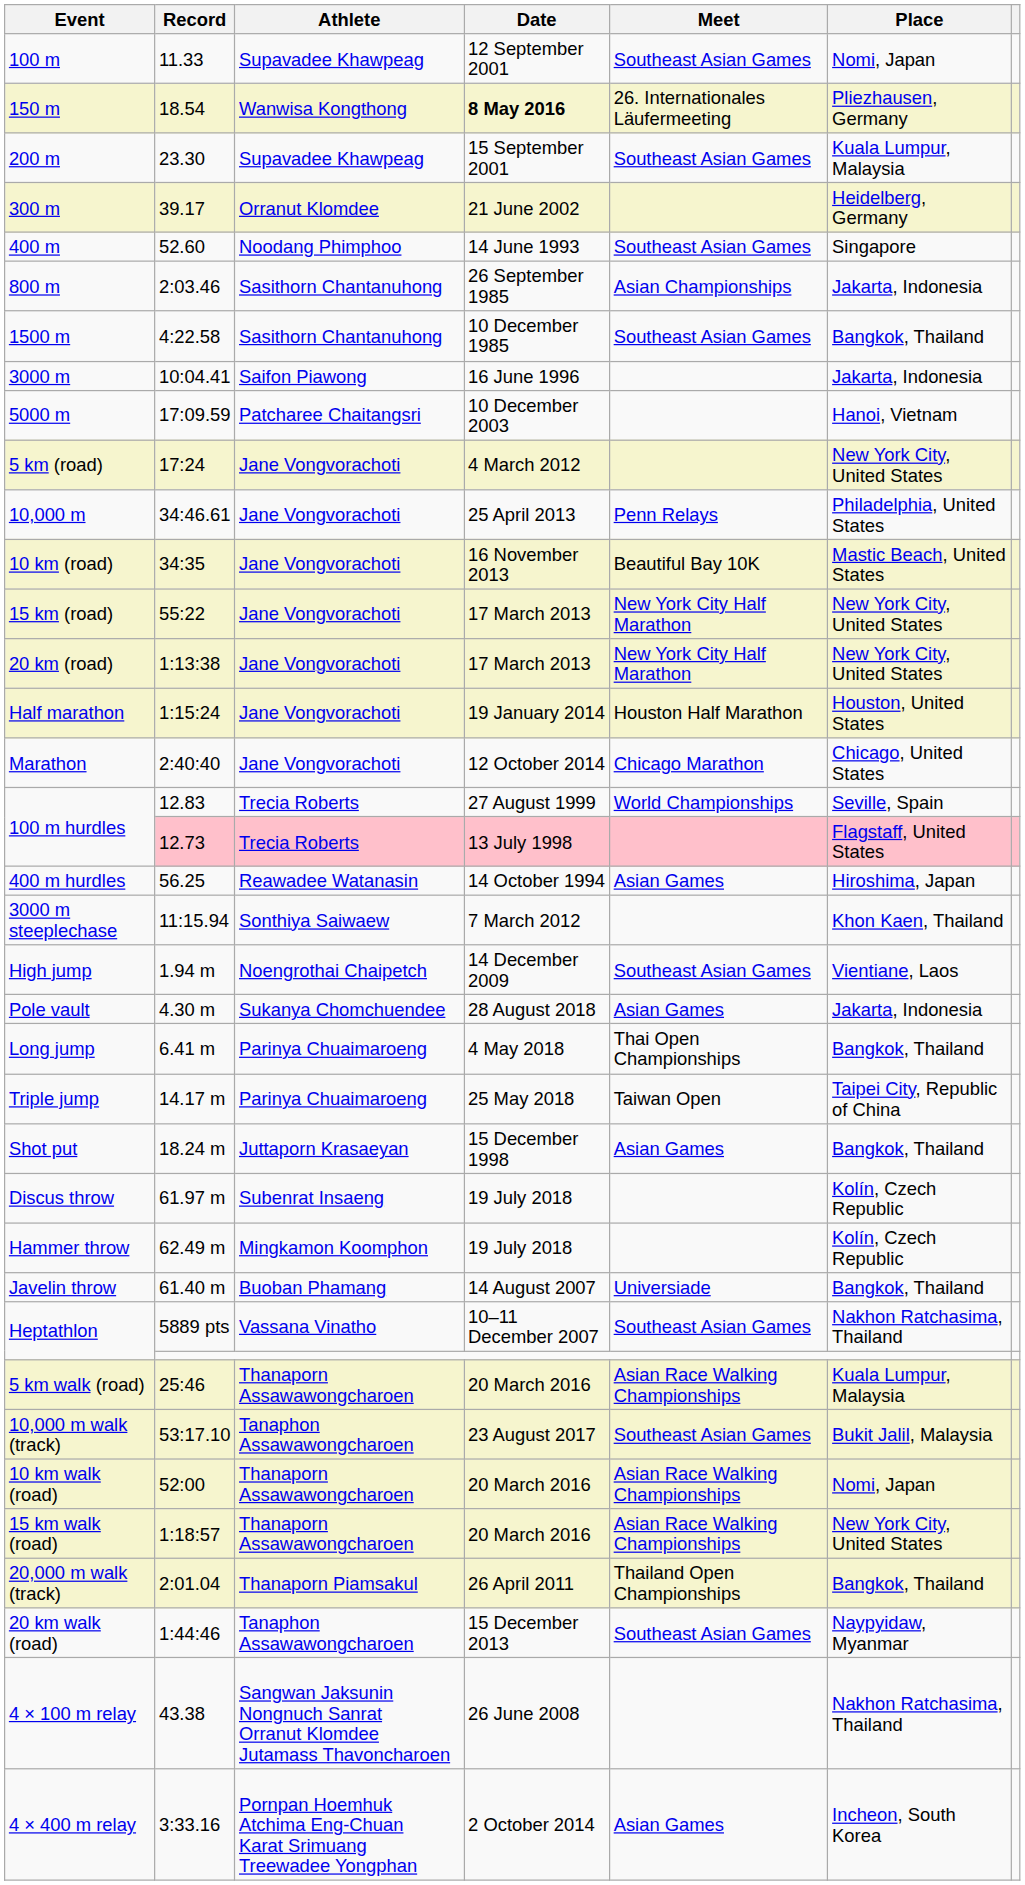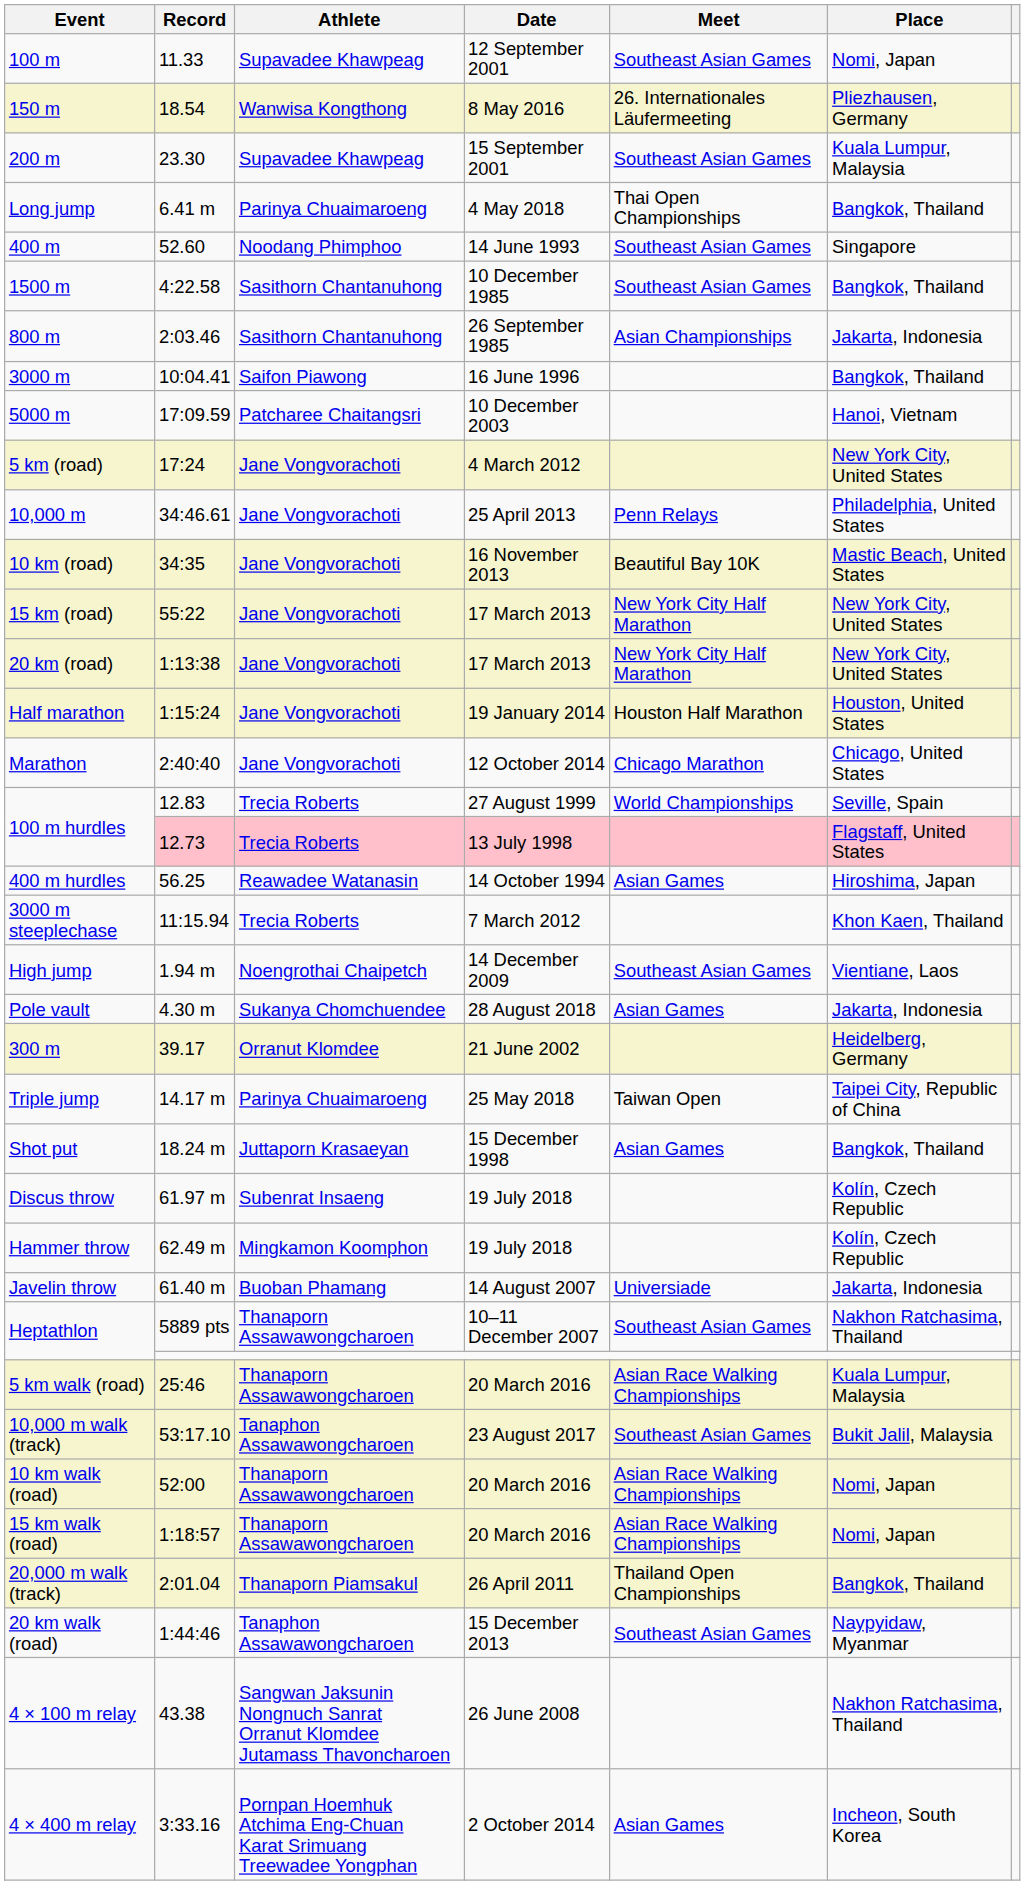(517, 108) bold -> (516, 108) normal
rows swapped: (34, 208) <-> (52, 1049)
rows swapped: (34, 287) <-> (40, 336)
(907, 376) Jakarta, Indonesia -> (908, 376) Bangkok, Thailand
(314, 920) Sonthiya Saiwaew -> (299, 920) Trecia Roberts
(908, 1287) Bangkok, Thailand -> (907, 1287) Jakarta, Indonesia
(308, 1327) Vassana Vinatho -> (326, 1327) Thanaporn Assawawongcharoen
(891, 1534) New York City, United States -> (884, 1534) Nomi, Japan
